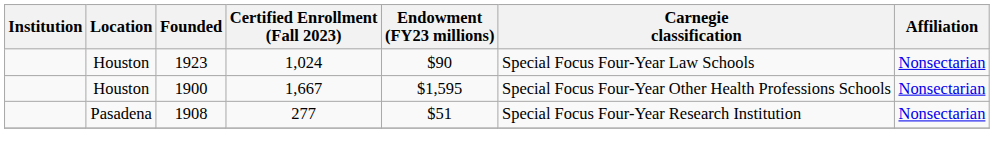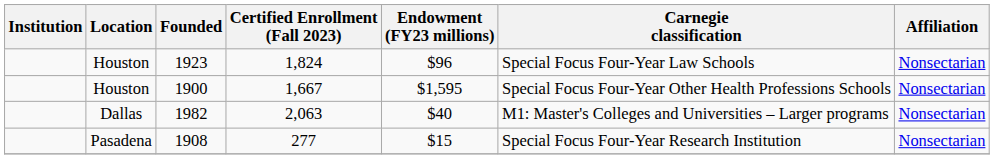(304, 62) 1,024 -> (304, 62) 1,824
(440, 62) $90 -> (440, 62) $96
+ row: (191, 114)
(440, 114) $51 -> (440, 140) $15
